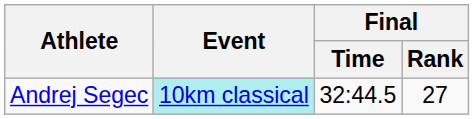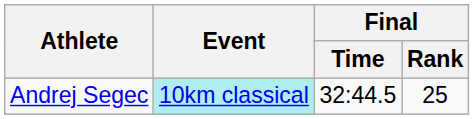(435, 95) 27 -> (435, 95) 25
